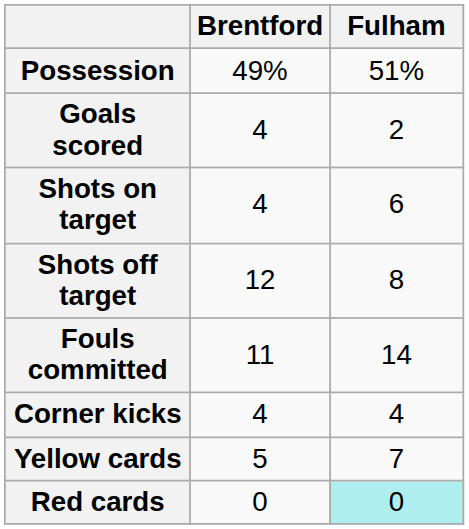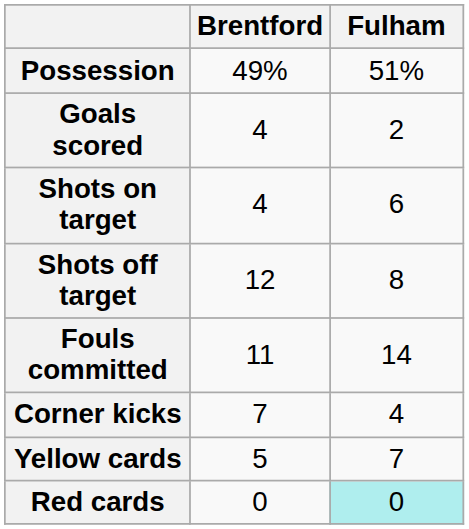(260, 414) 4 -> (260, 414) 7
